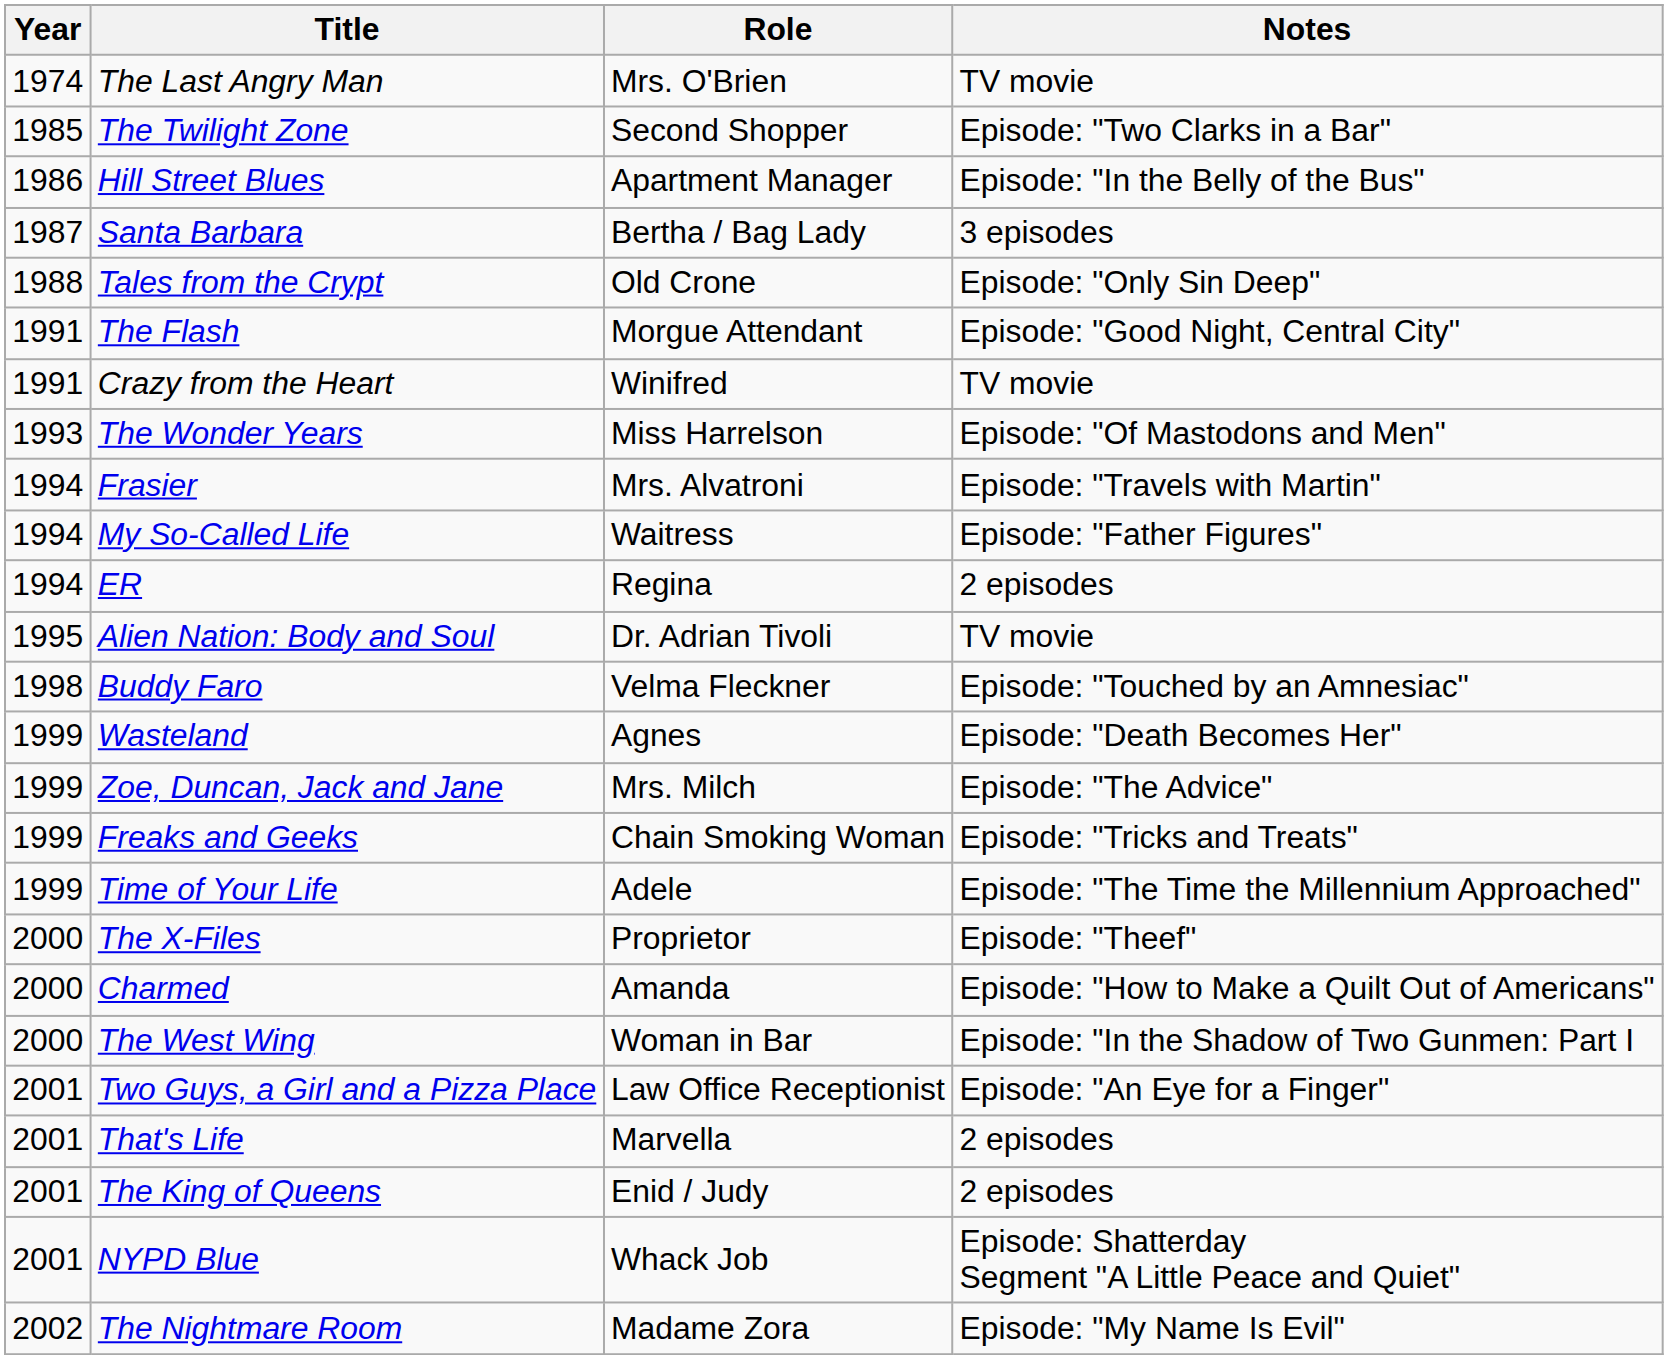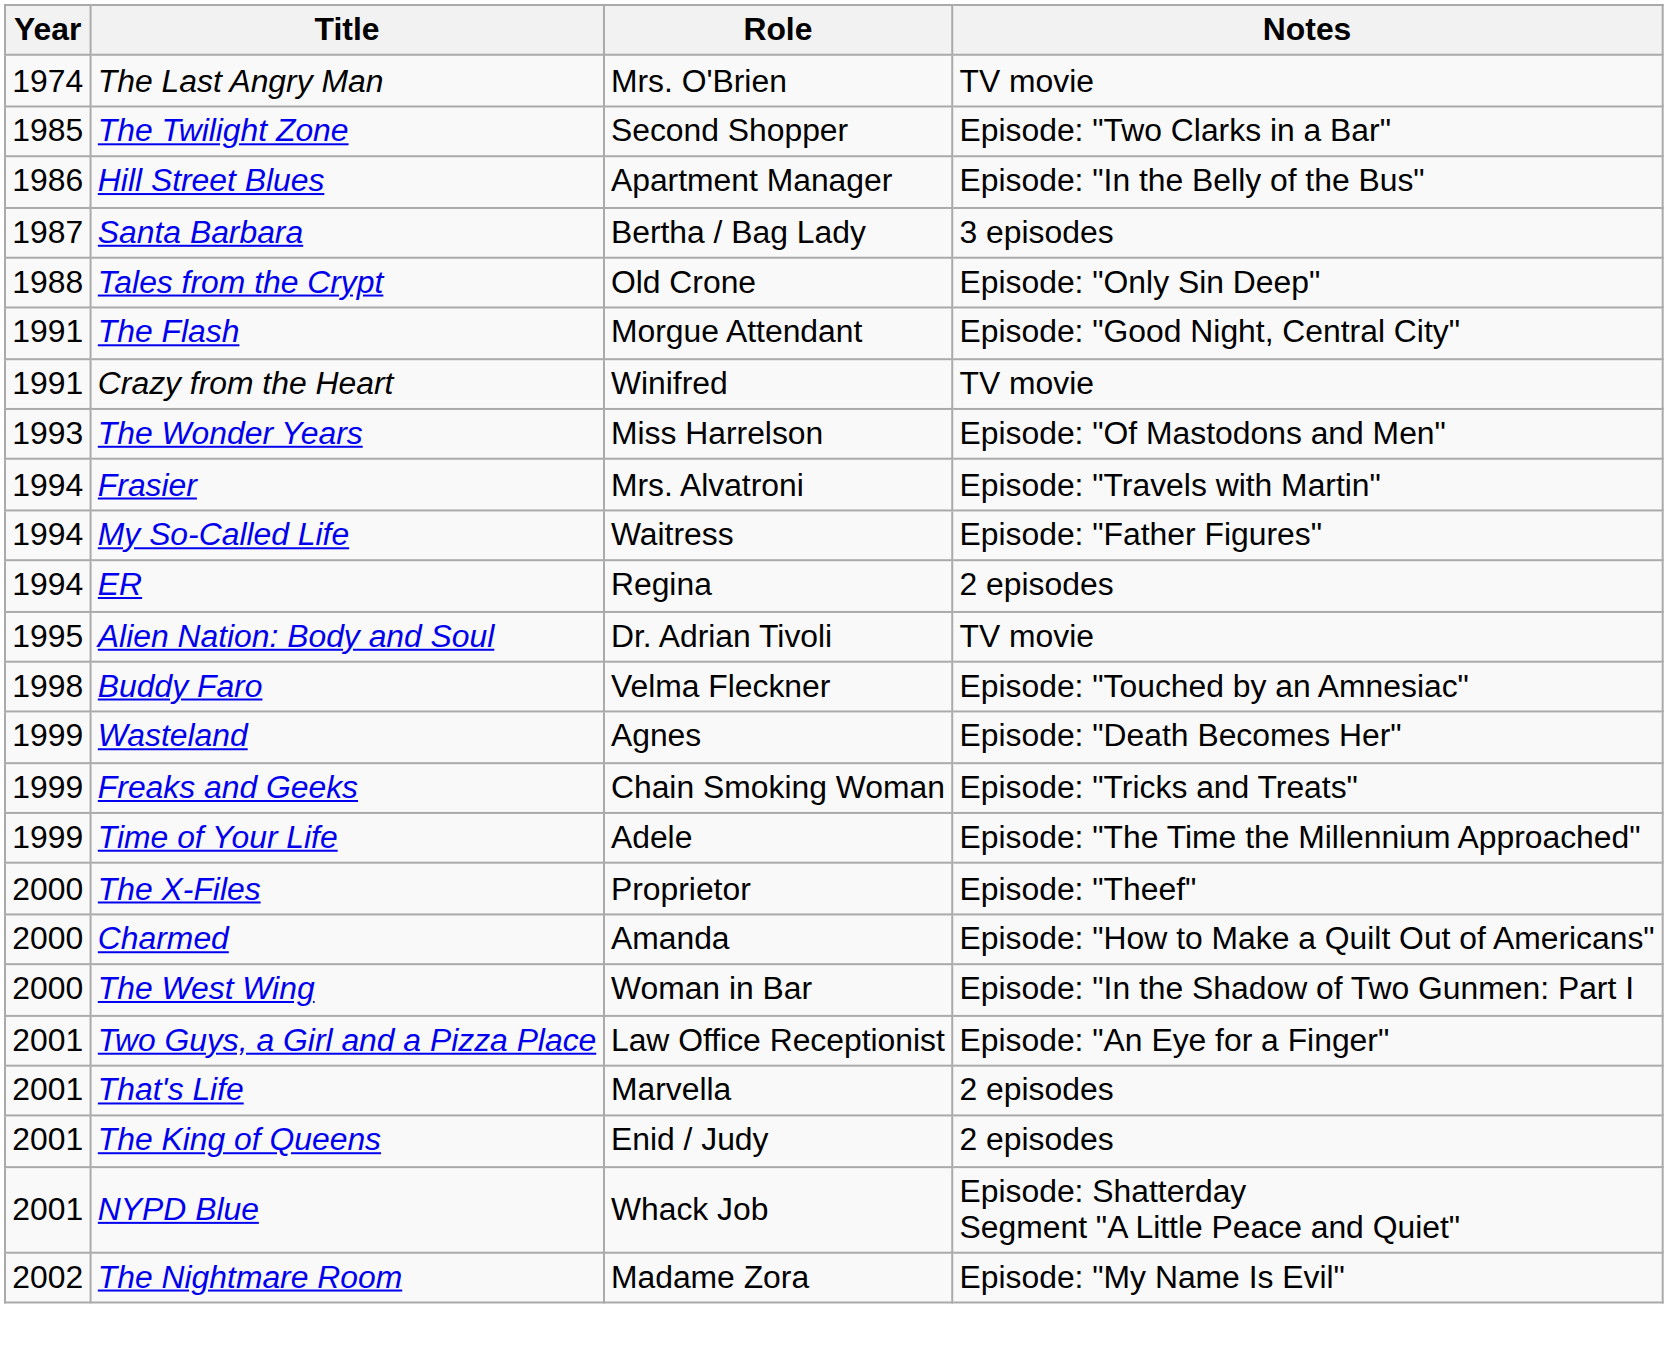- row: (301, 787)
